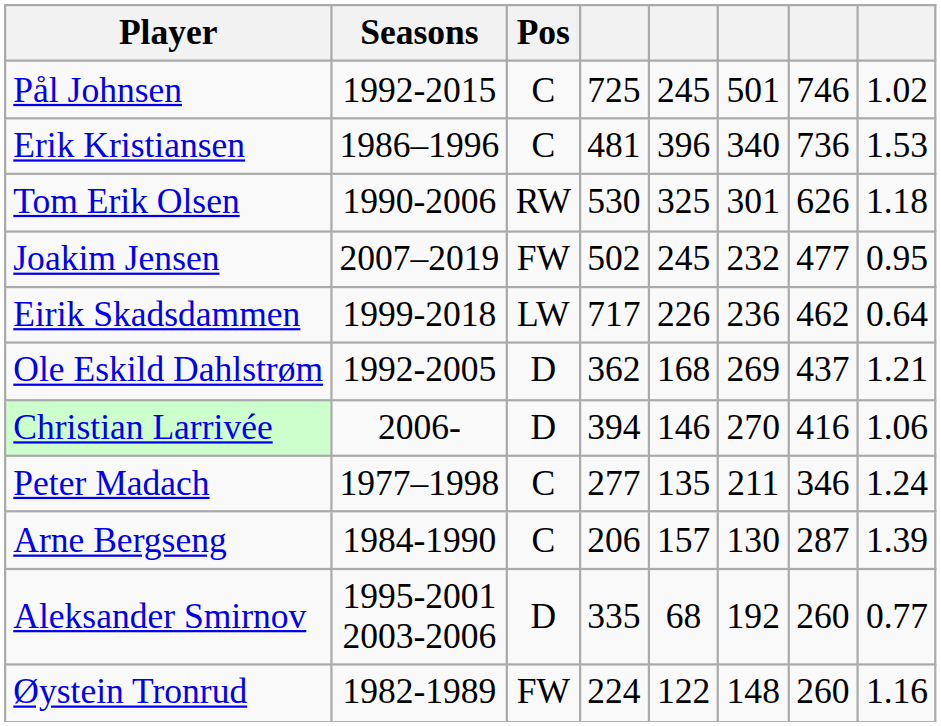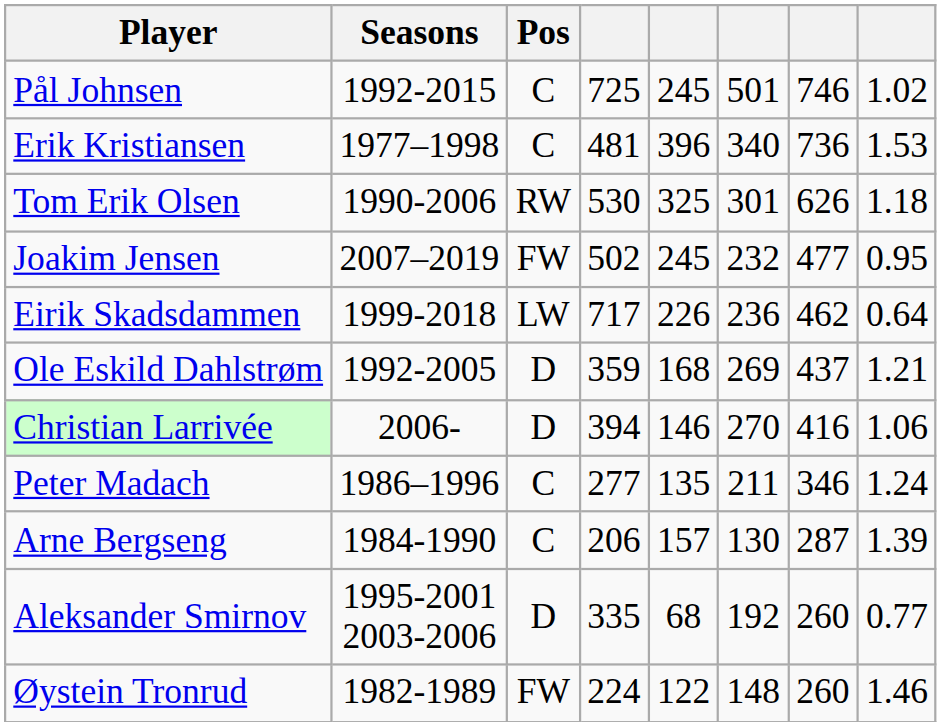(419, 145) 1986–1996 -> (419, 145) 1977–1998
(614, 370) 362 -> (614, 370) 359
(419, 483) 1977–1998 -> (419, 483) 1986–1996
(897, 692) 1.16 -> (897, 692) 1.46
